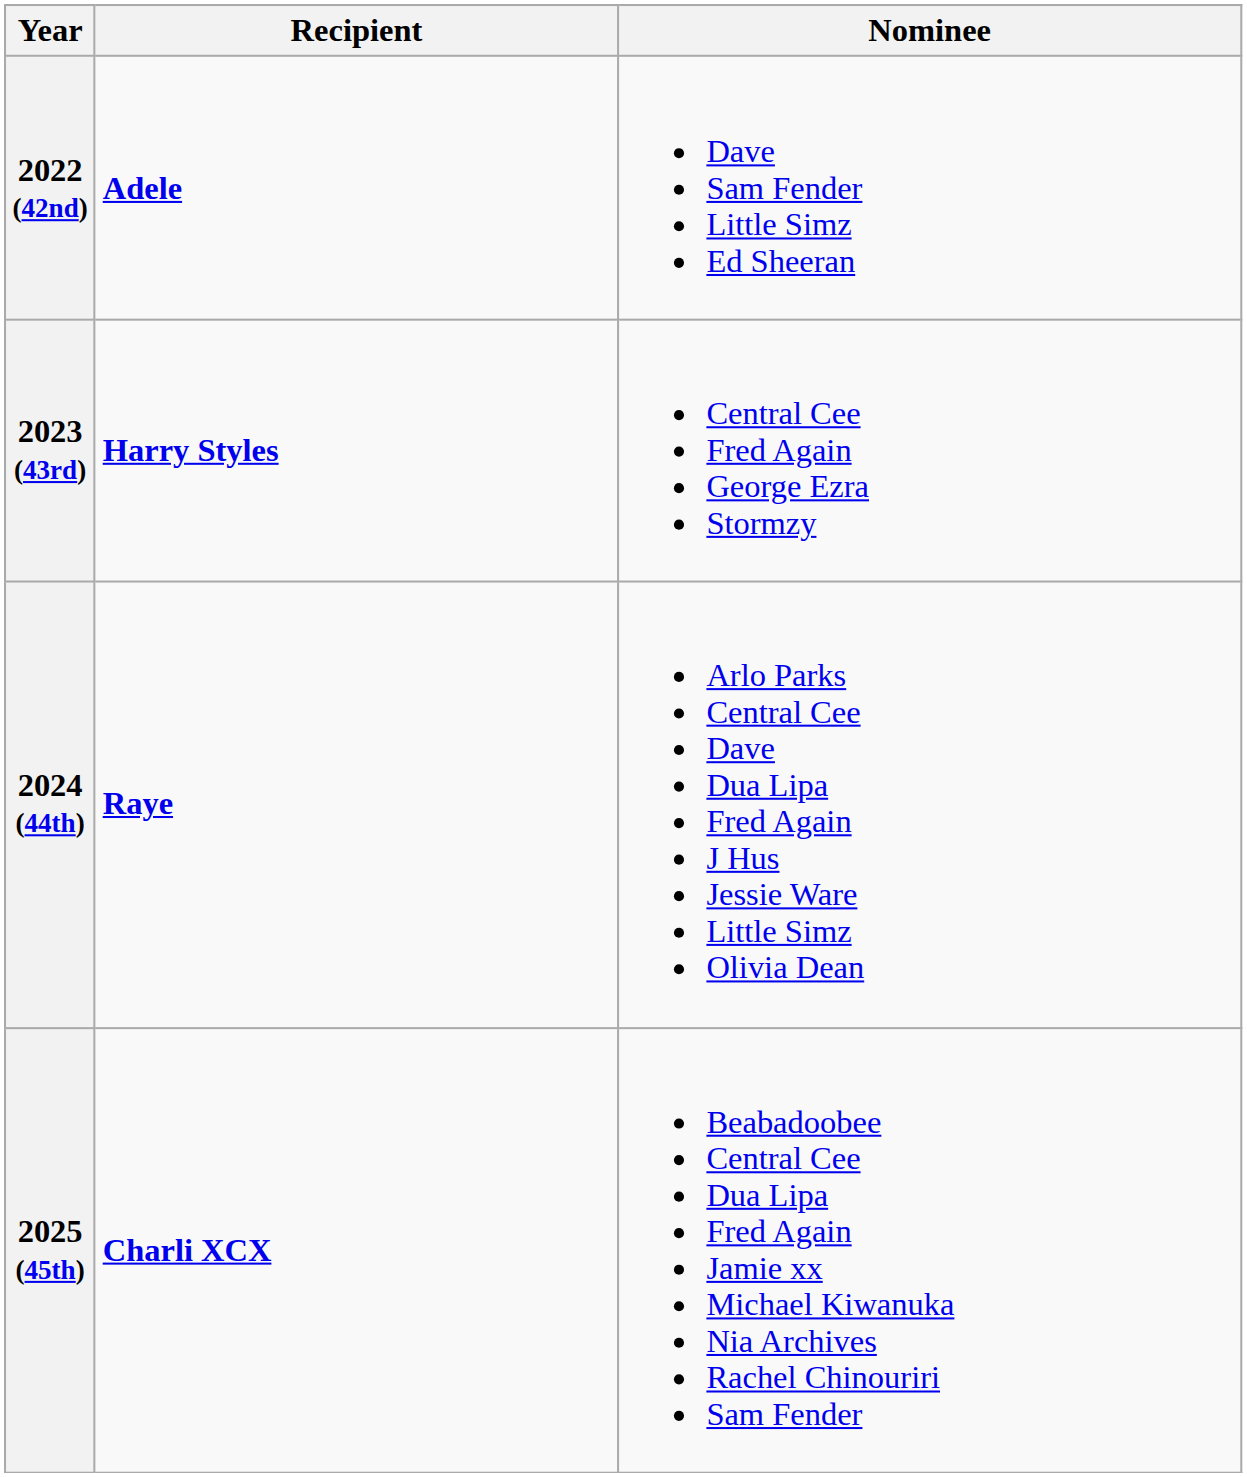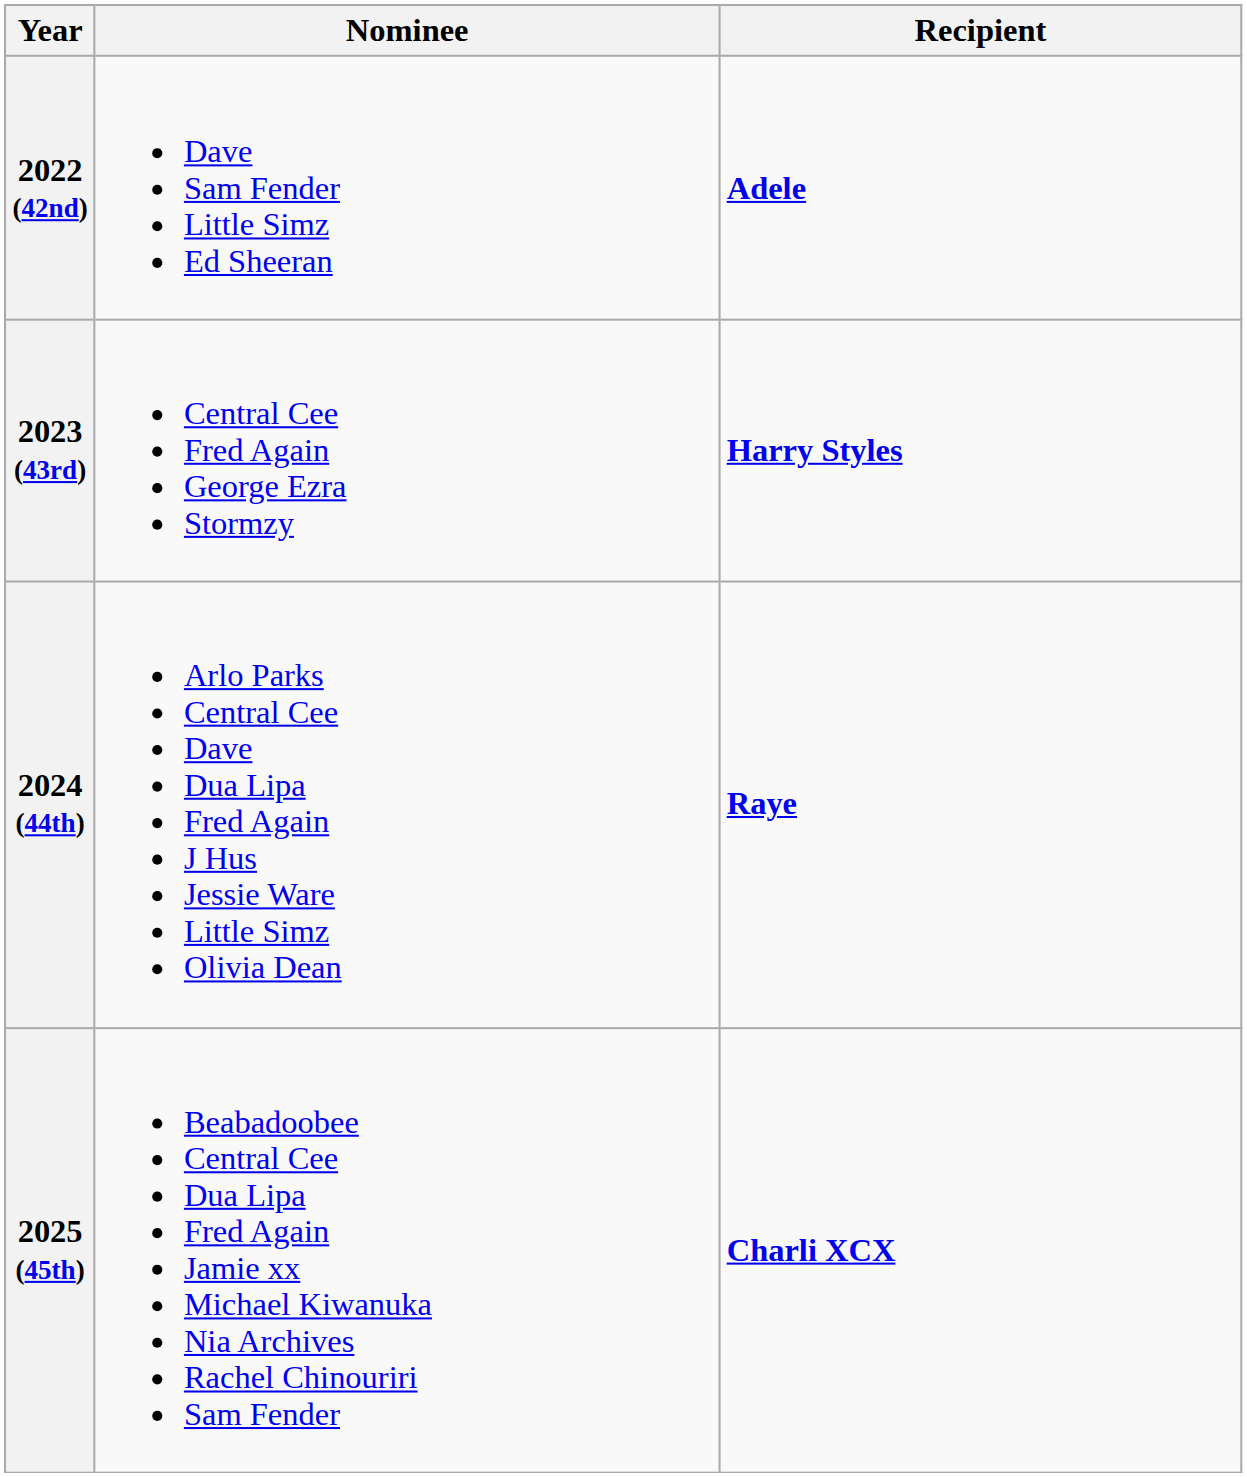columns swapped: (356, 30) <-> (930, 30)
